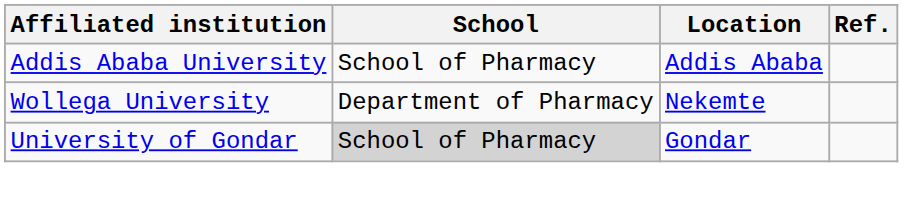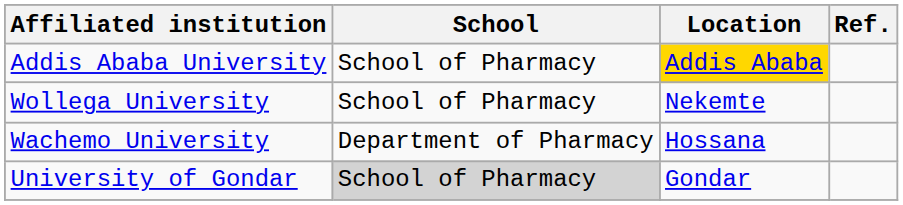(744, 63) no background -> (744, 63) gold background
(496, 102) Department of Pharmacy -> (467, 102) School of Pharmacy
+ row: (140, 141)
